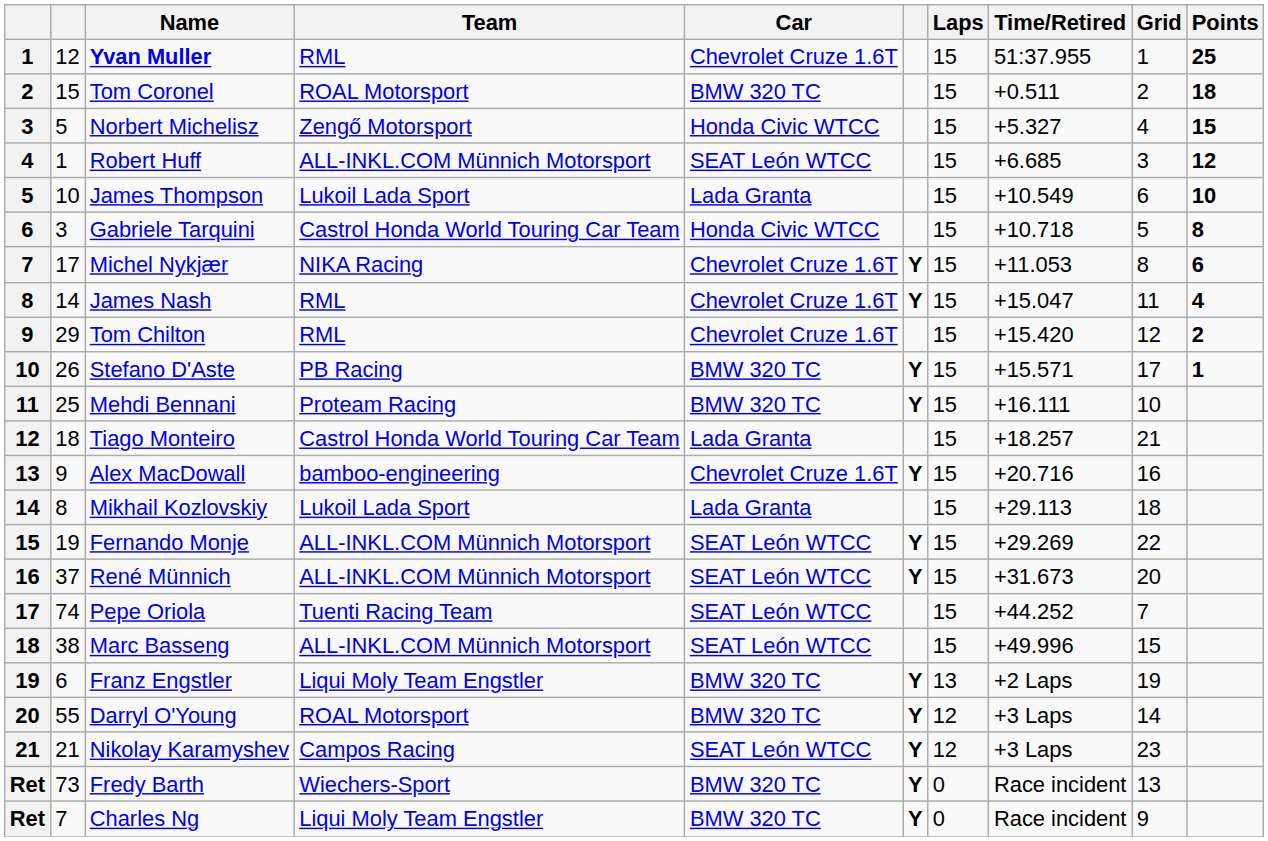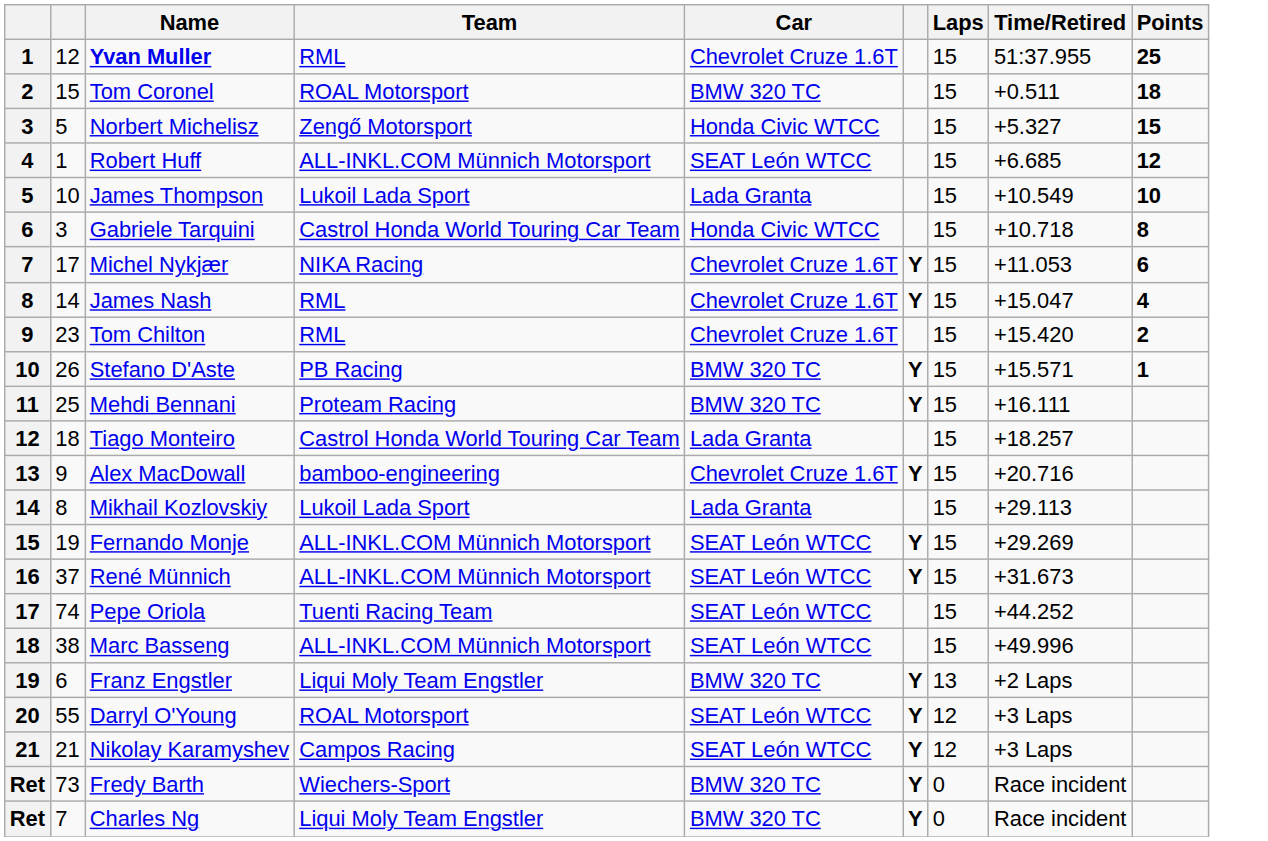- column: (1159, 22)
(67, 334) 29 -> (67, 334) 23
(755, 715) BMW 320 TC -> (781, 715) SEAT León WTCC
